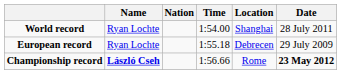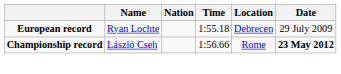- row: (55, 28)
(133, 61) bold -> (132, 45) normal
